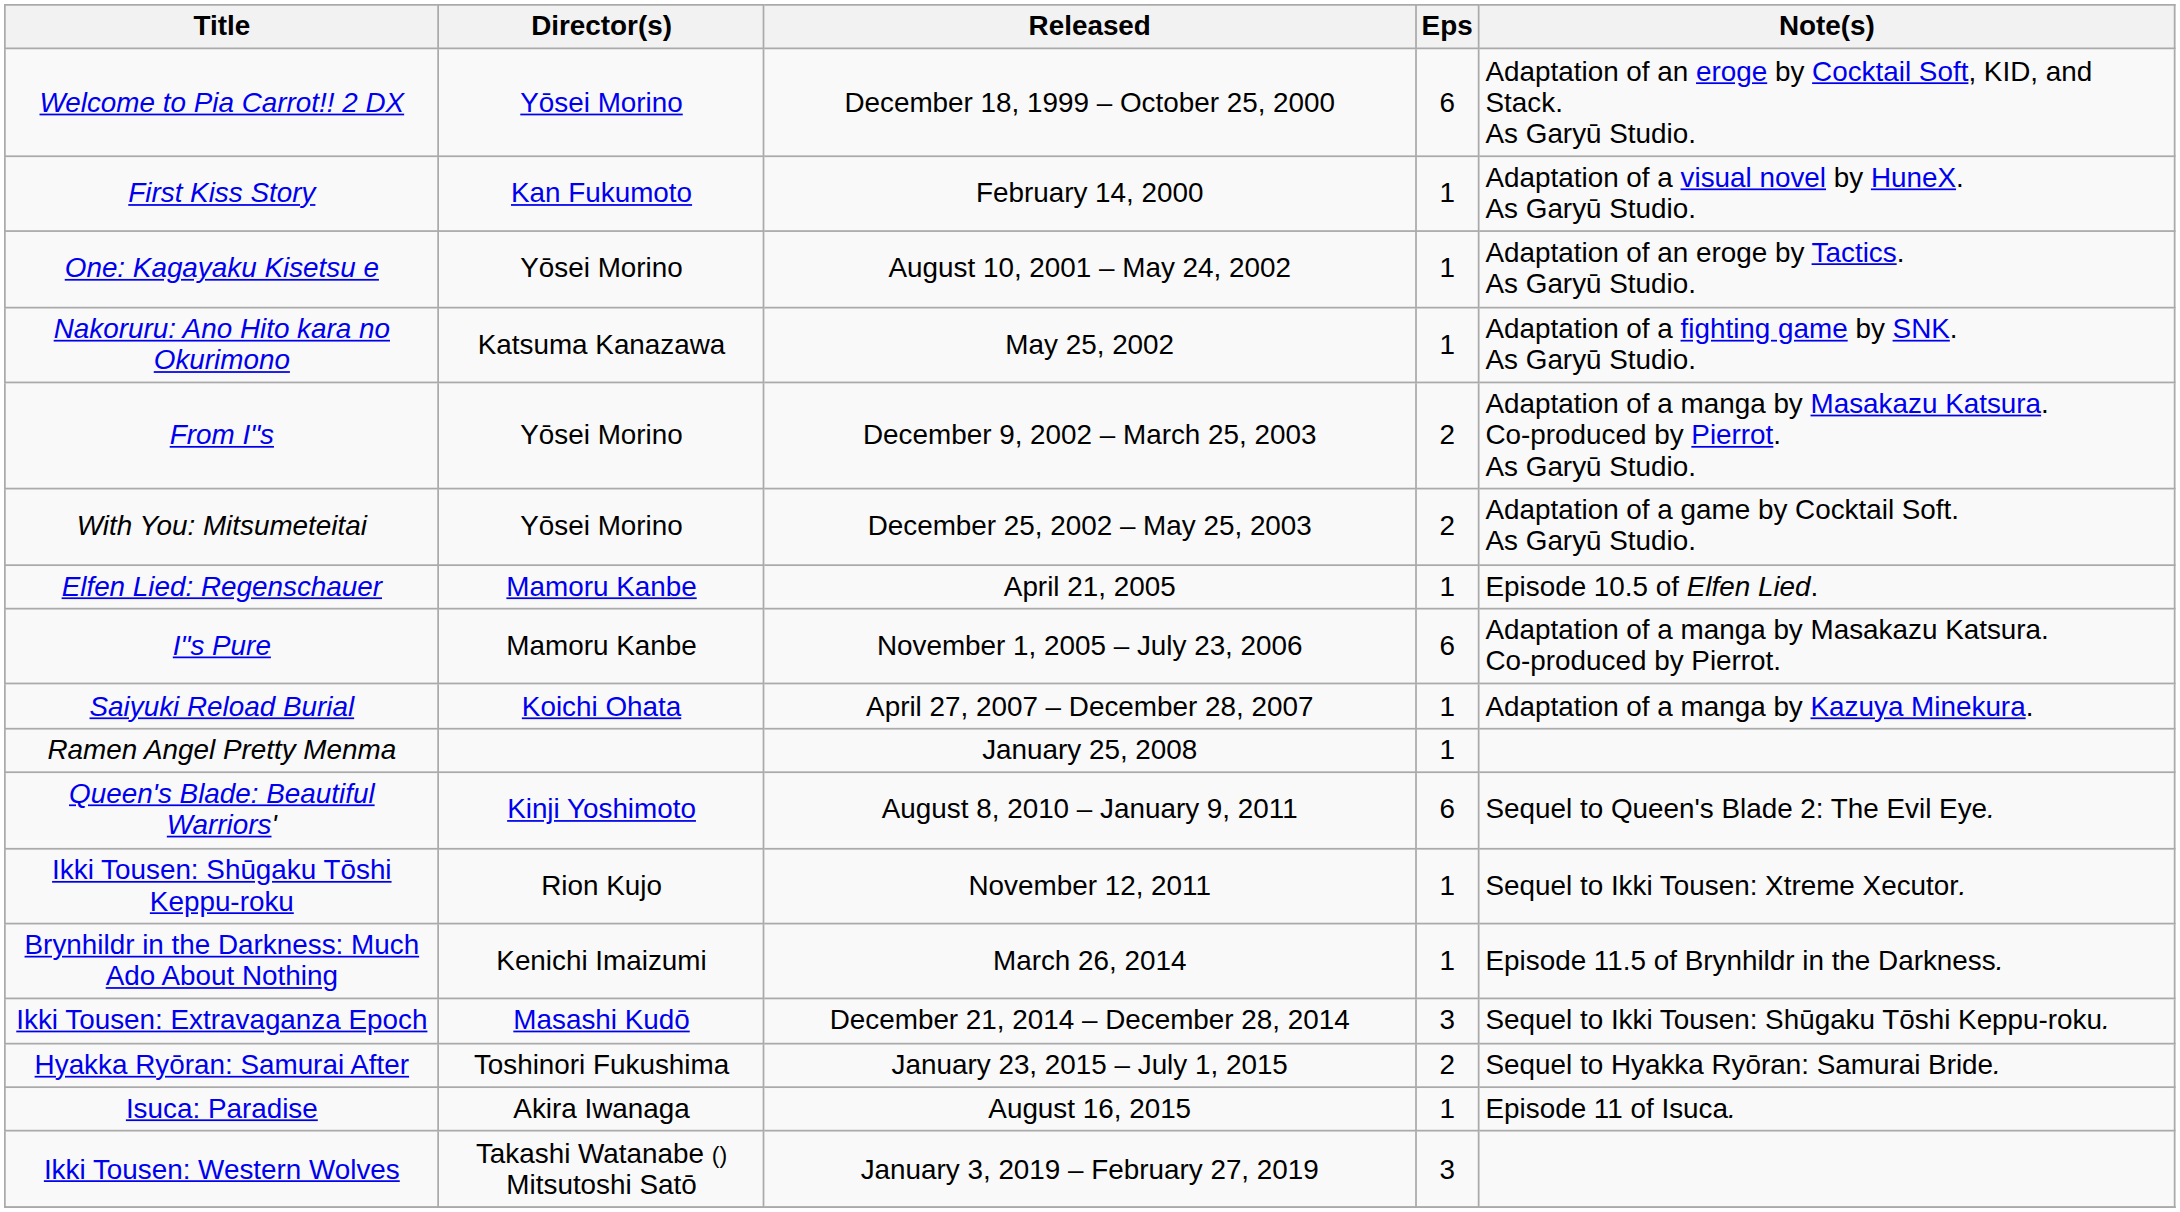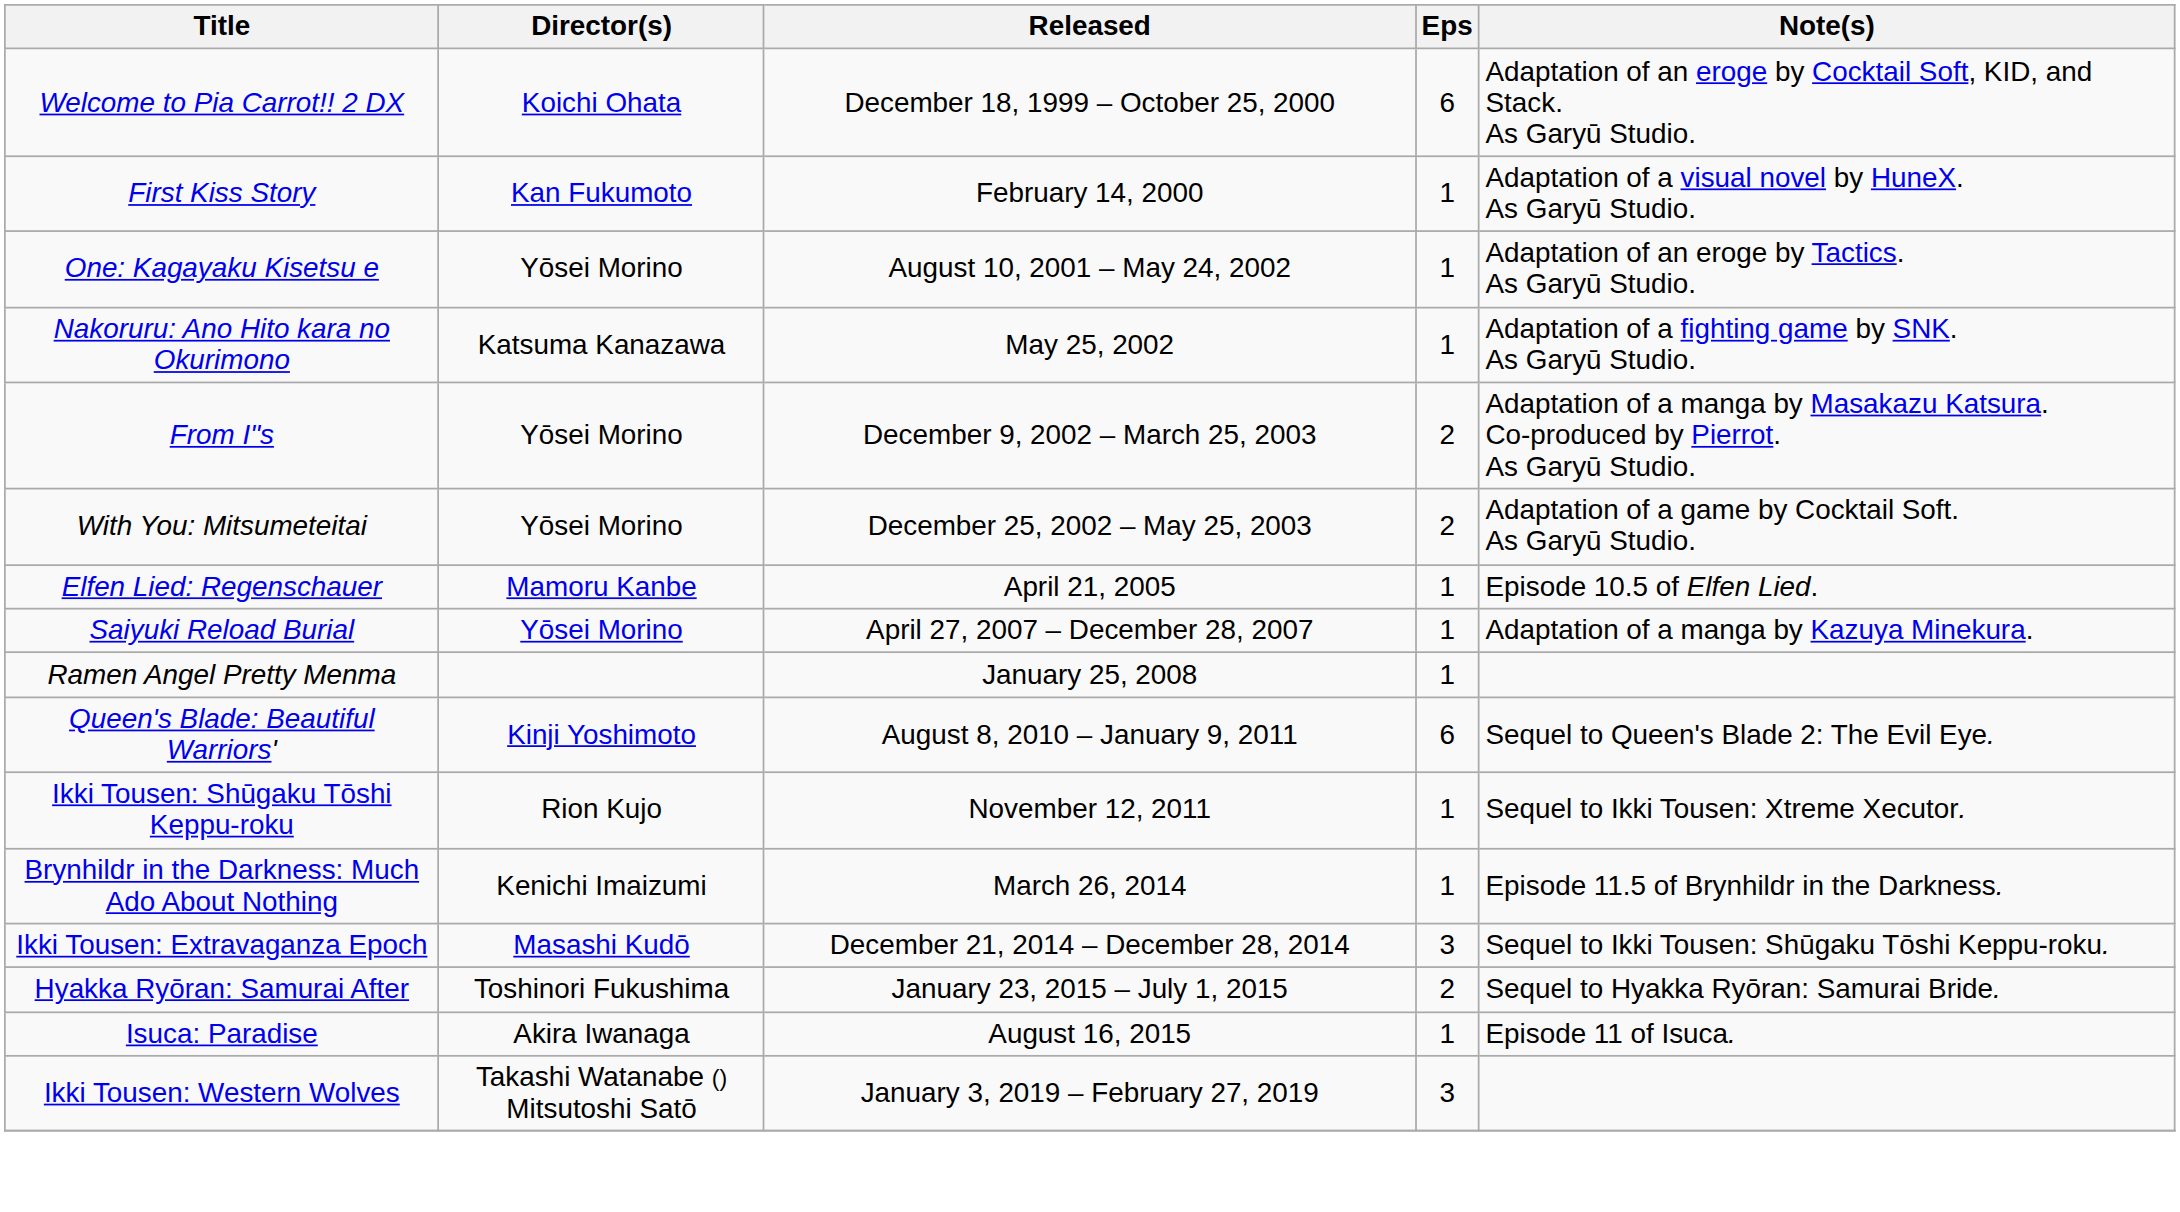(602, 102) Yōsei Morino -> (602, 102) Koichi Ohata
- row: (222, 646)
(602, 705) Koichi Ohata -> (602, 630) Yōsei Morino
